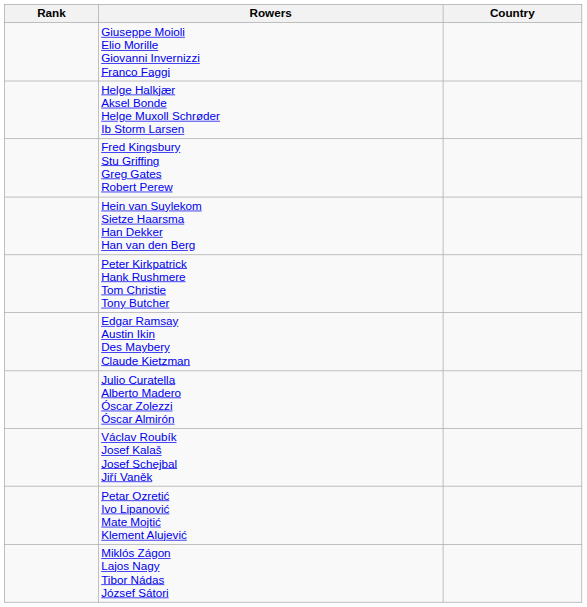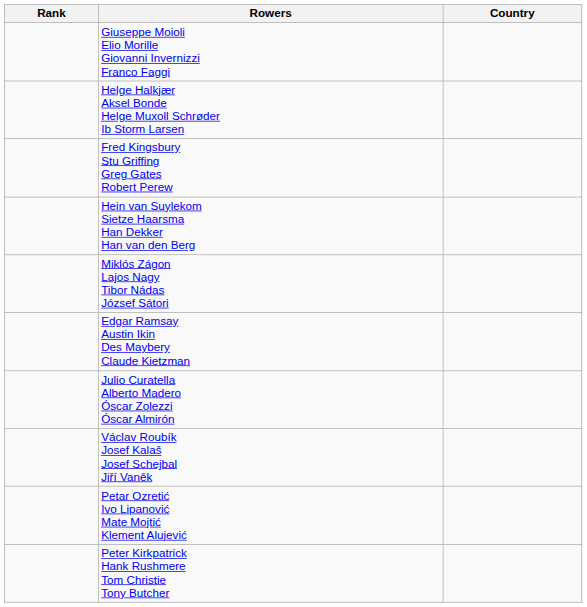rows swapped: (144, 283) <-> (136, 573)
